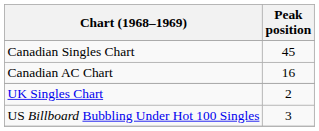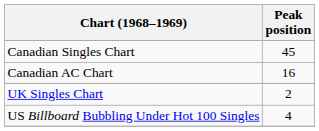(288, 115) 3 -> (288, 115) 4
